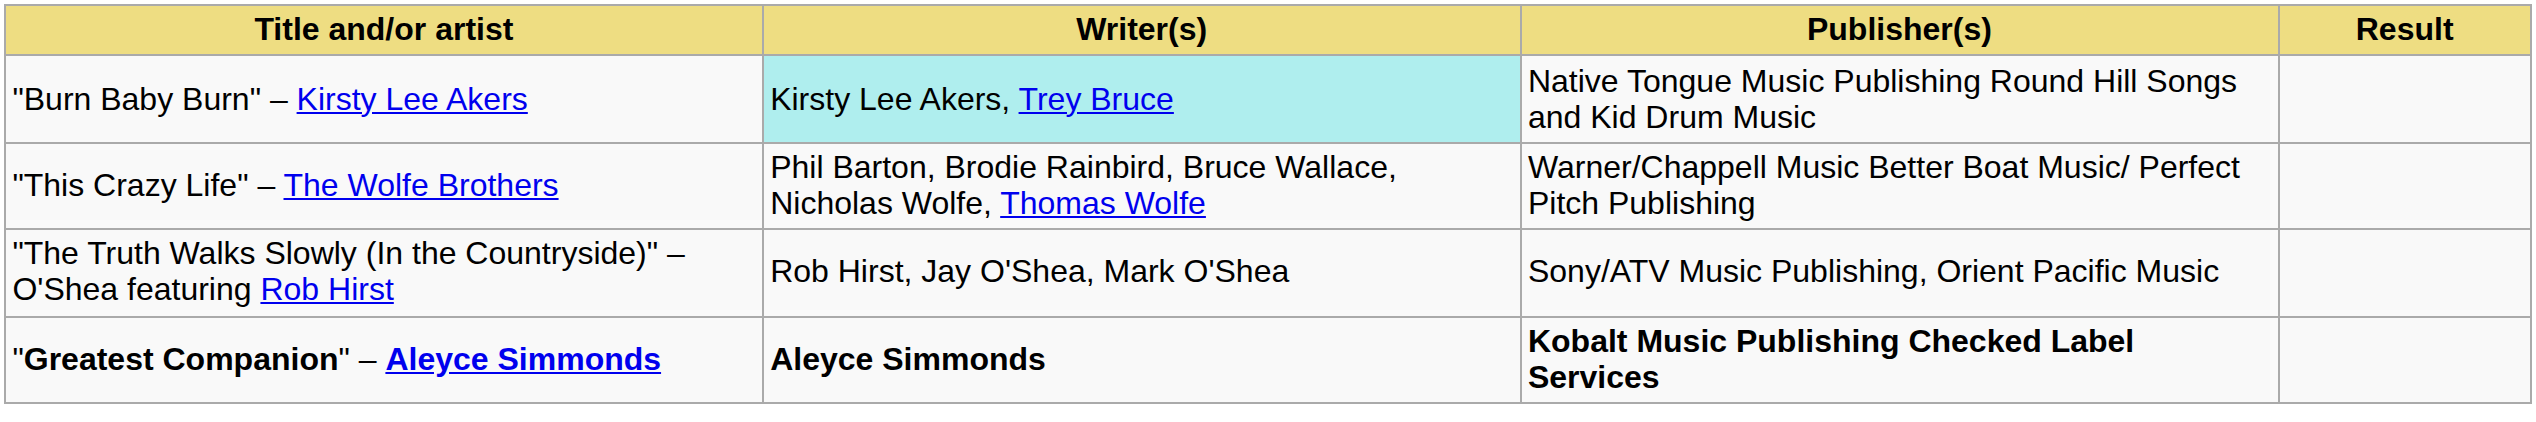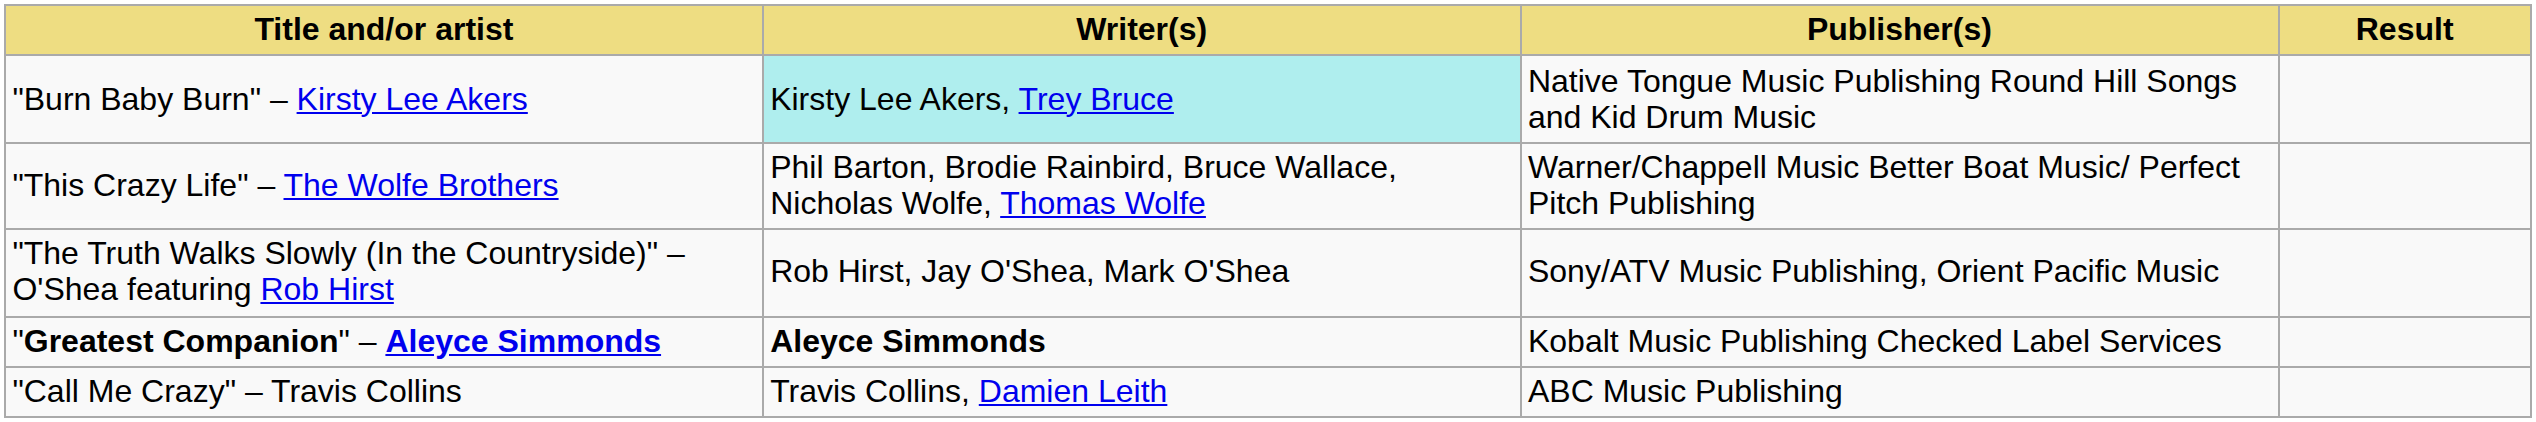(1831, 358) bold -> (1875, 340) normal
+ row: (237, 391)
